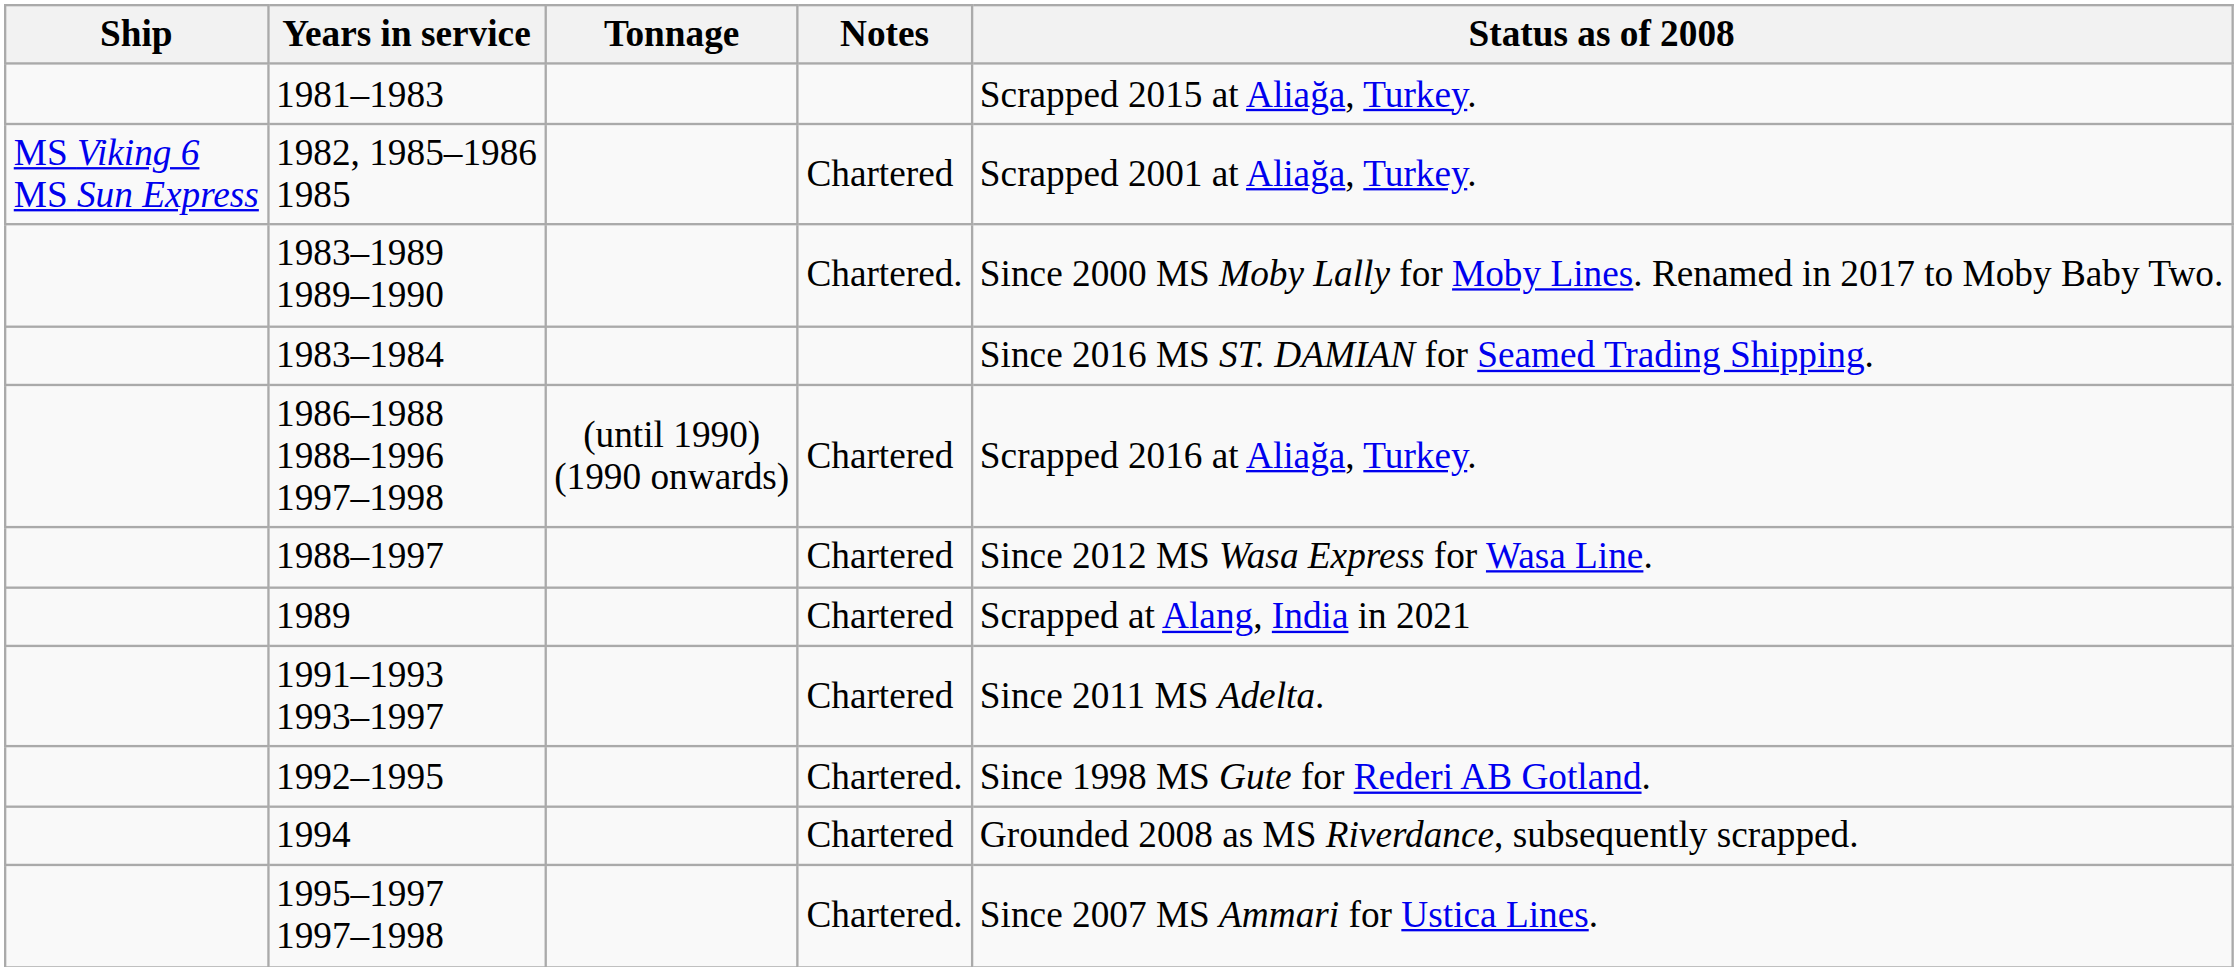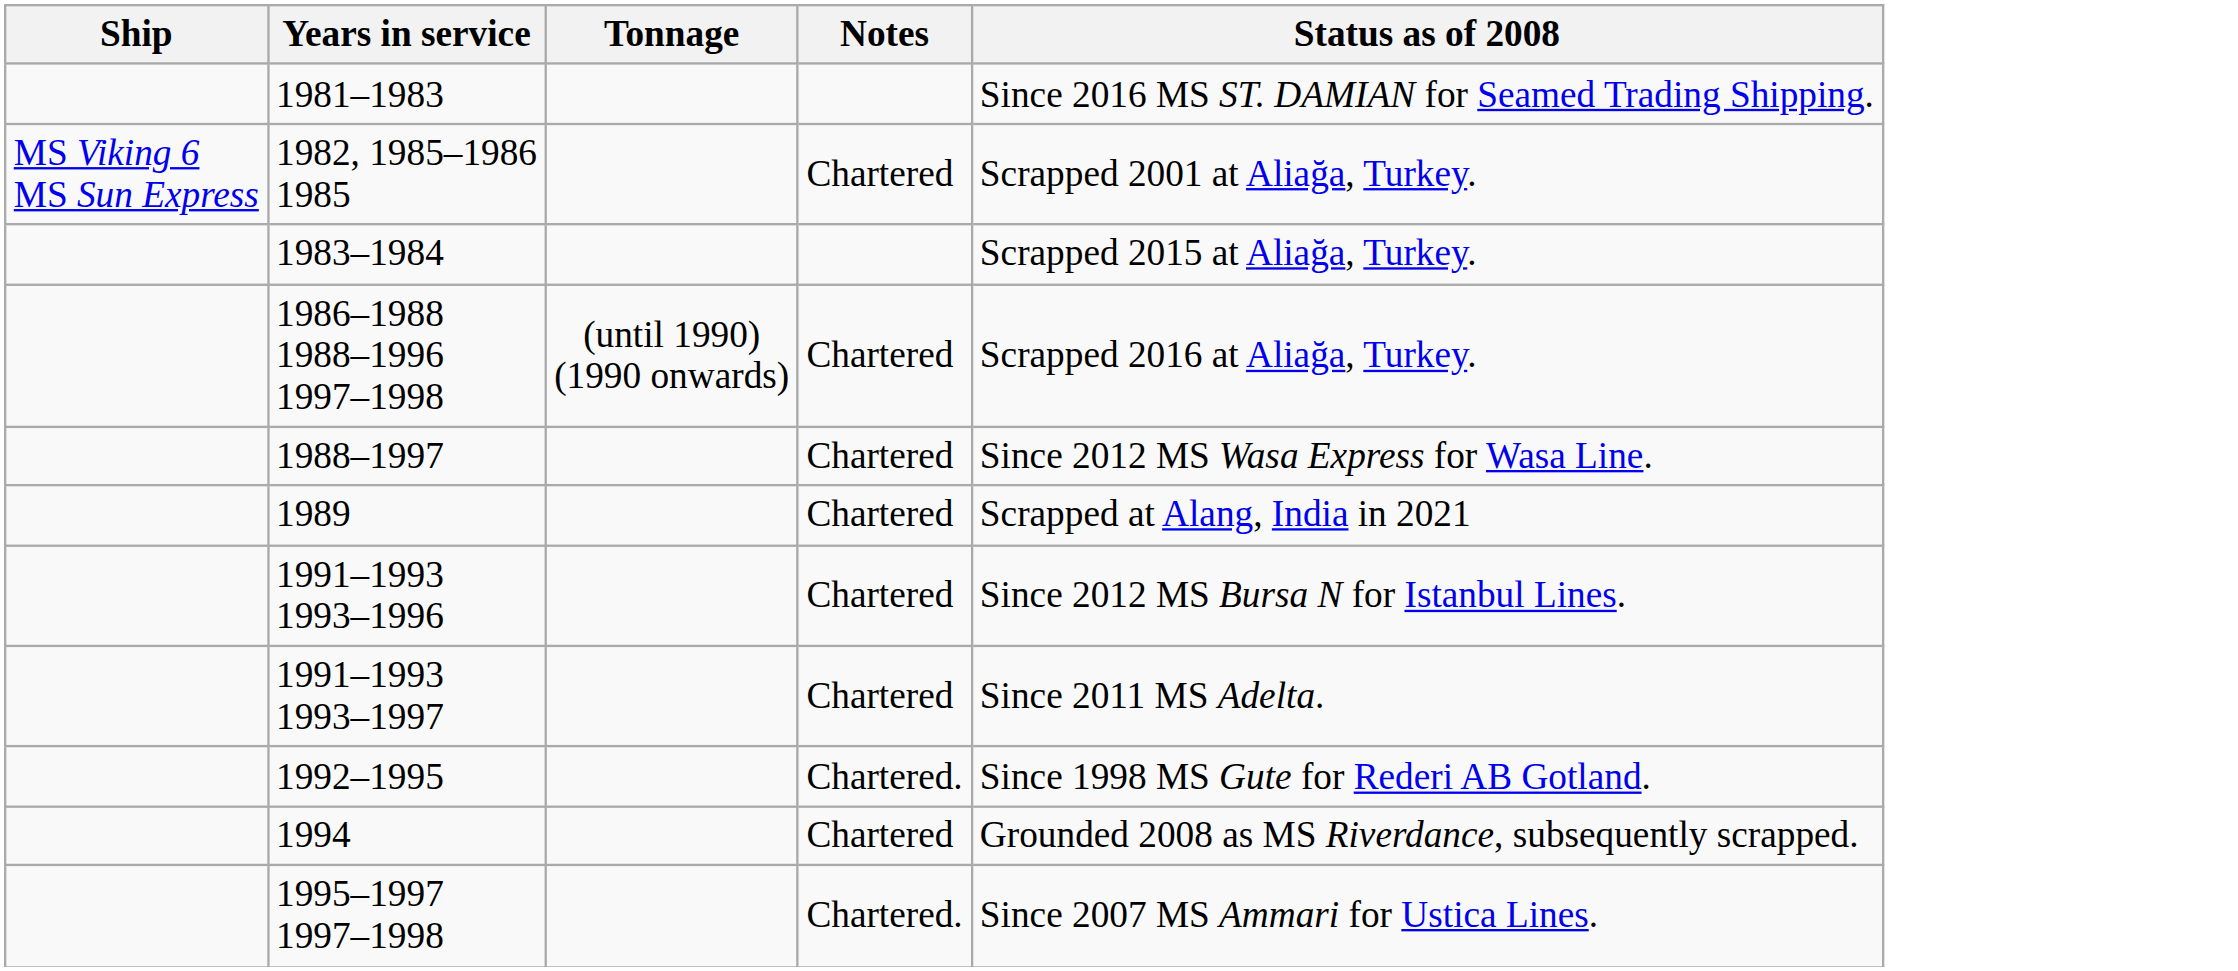(1228, 93) Scrapped 2015 at Aliağa, Turkey. -> (1427, 93) Since 2016 MS ST. DAMIAN for Seamed Trading Shipping.
- row: (360, 274)
(1427, 354) Since 2016 MS ST. DAMIAN for Seamed Trading Shipping. -> (1228, 253) Scrapped 2015 at Aliağa, Turkey.
+ row: (360, 594)
